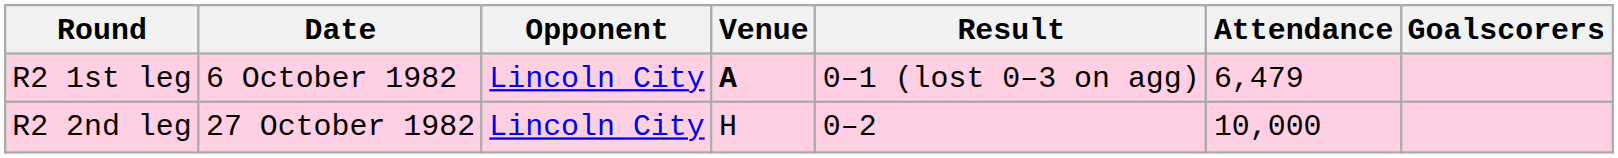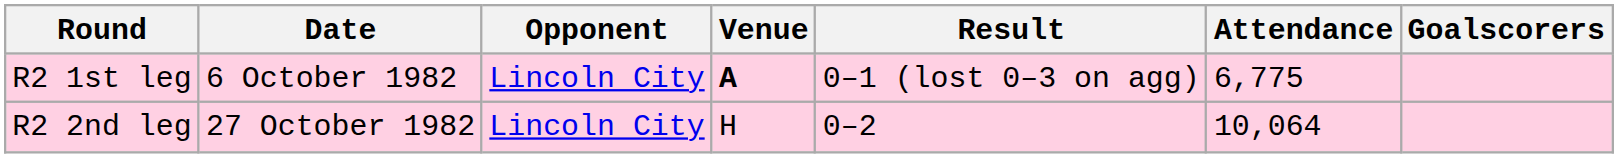(1259, 78) 6,479 -> (1259, 78) 6,775
(1268, 127) 10,000 -> (1268, 127) 10,064
